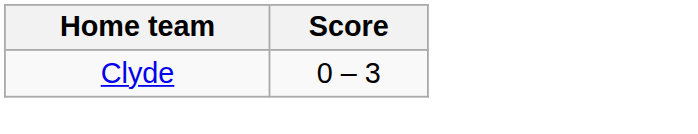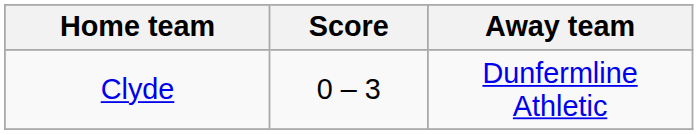+ column: (560, 27)
